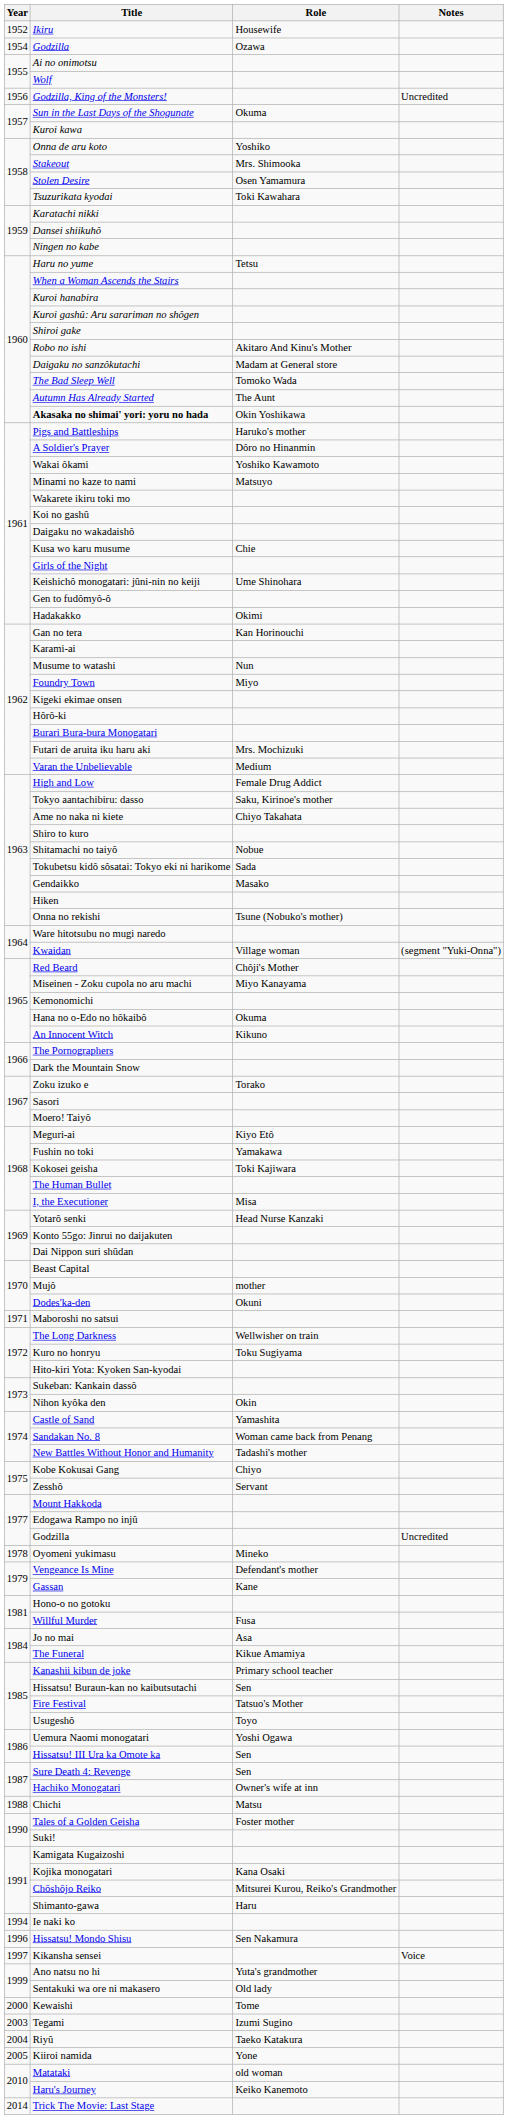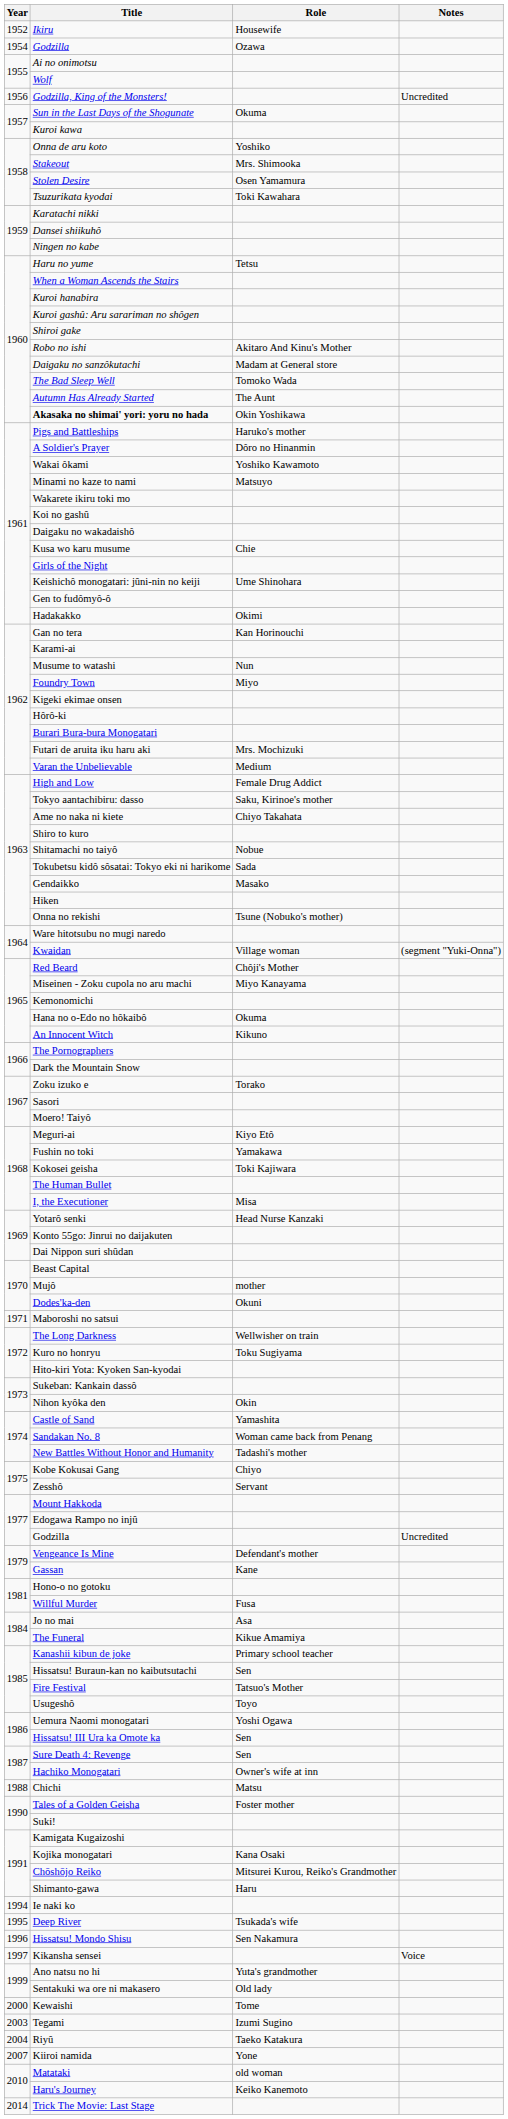- row: (74, 1553)
+ row: (57, 1922)
(17, 2056) 2005 -> (17, 2056) 2007
